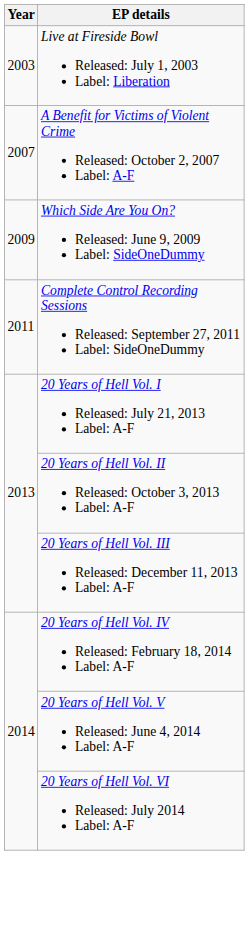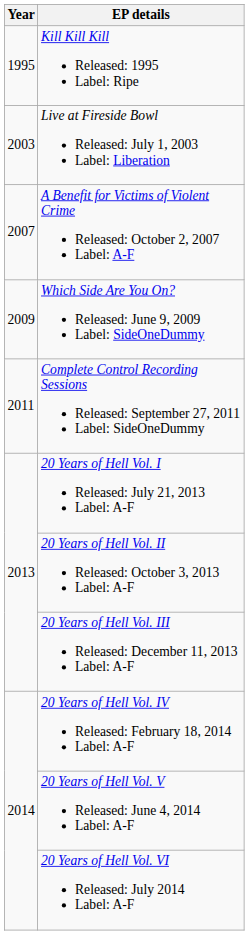+ row: (141, 59)
